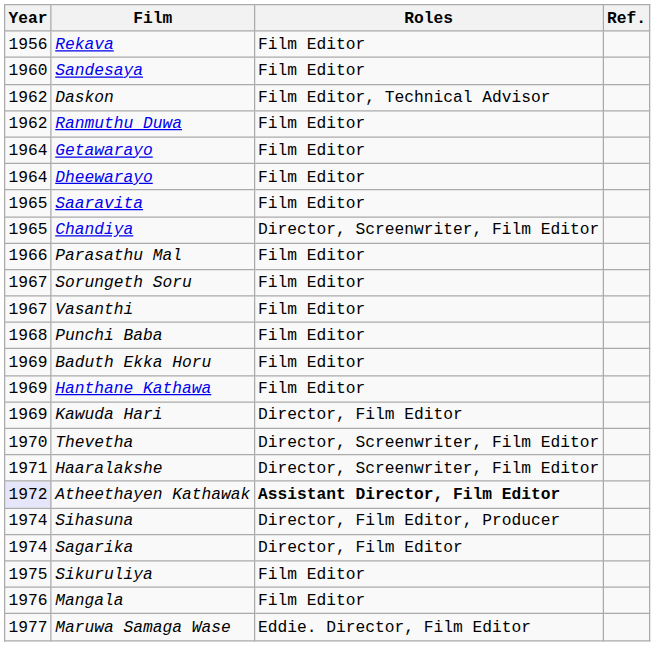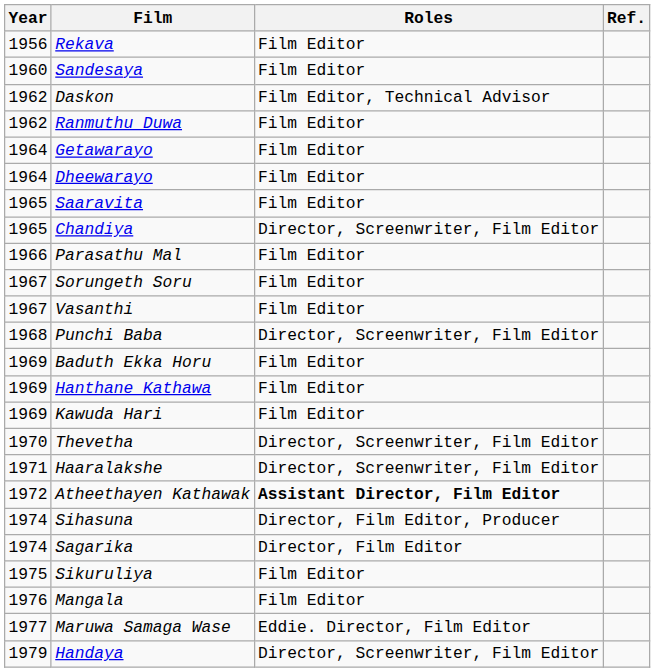(312, 336) Film Editor -> (429, 336) Director, Screenwriter, Film Editor
(360, 415) Director, Film Editor -> (312, 415) Film Editor
(28, 495) lavender background -> (28, 495) no background
+ row: (89, 653)
